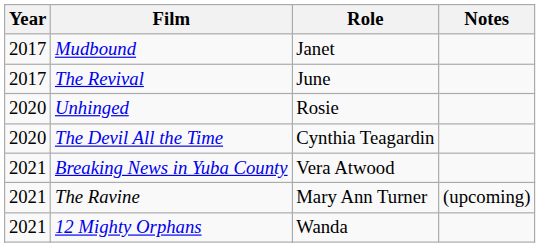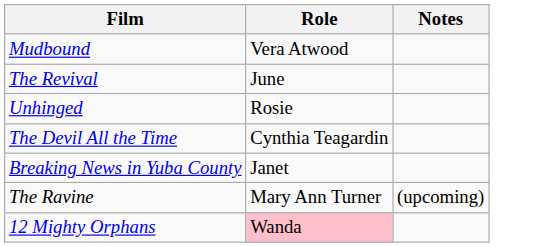- column: (28, 19)
(315, 49) Janet -> (299, 49) Vera Atwood
(345, 167) Vera Atwood -> (269, 167) Janet
(322, 227) no background -> (276, 227) pink background
